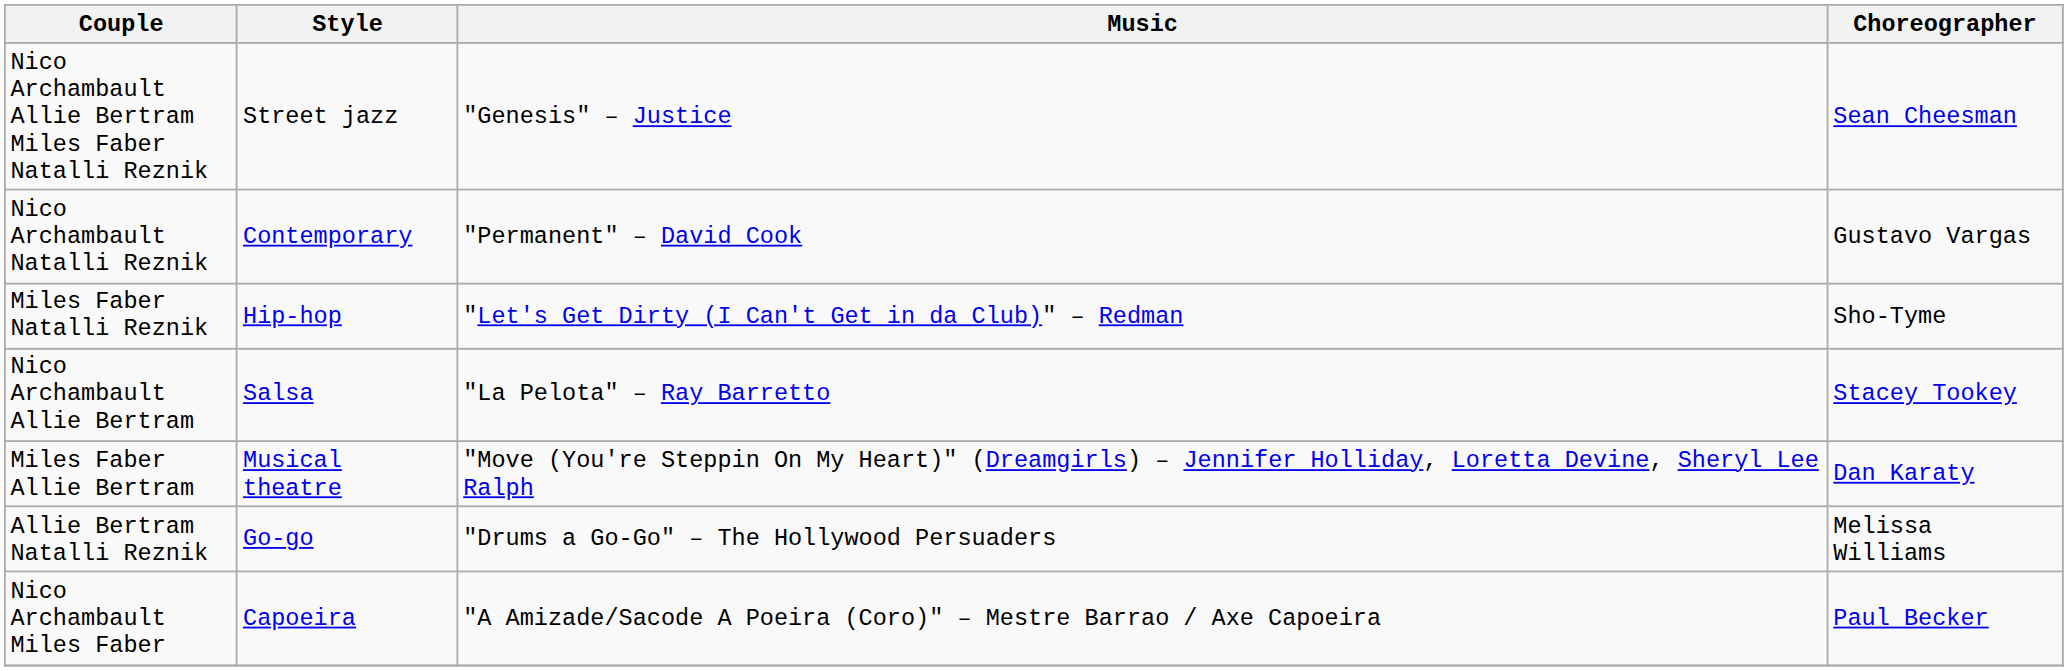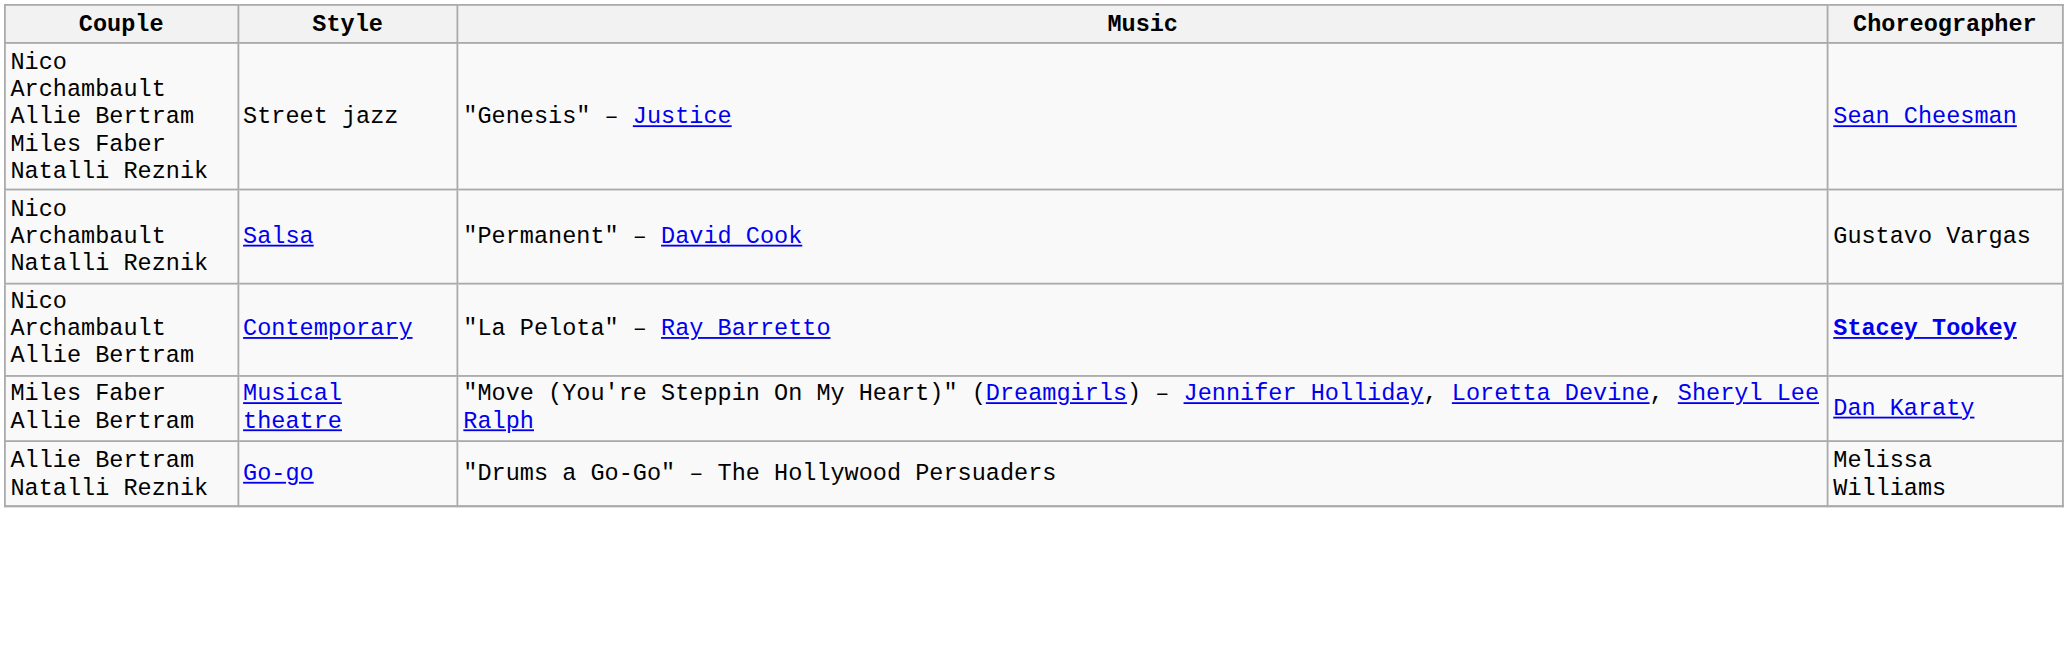(328, 237) Contemporary -> (278, 237) Salsa
- row: (109, 316)
(278, 395) Salsa -> (328, 329) Contemporary
(1925, 395) normal -> (1925, 329) bold
- row: (88, 618)
